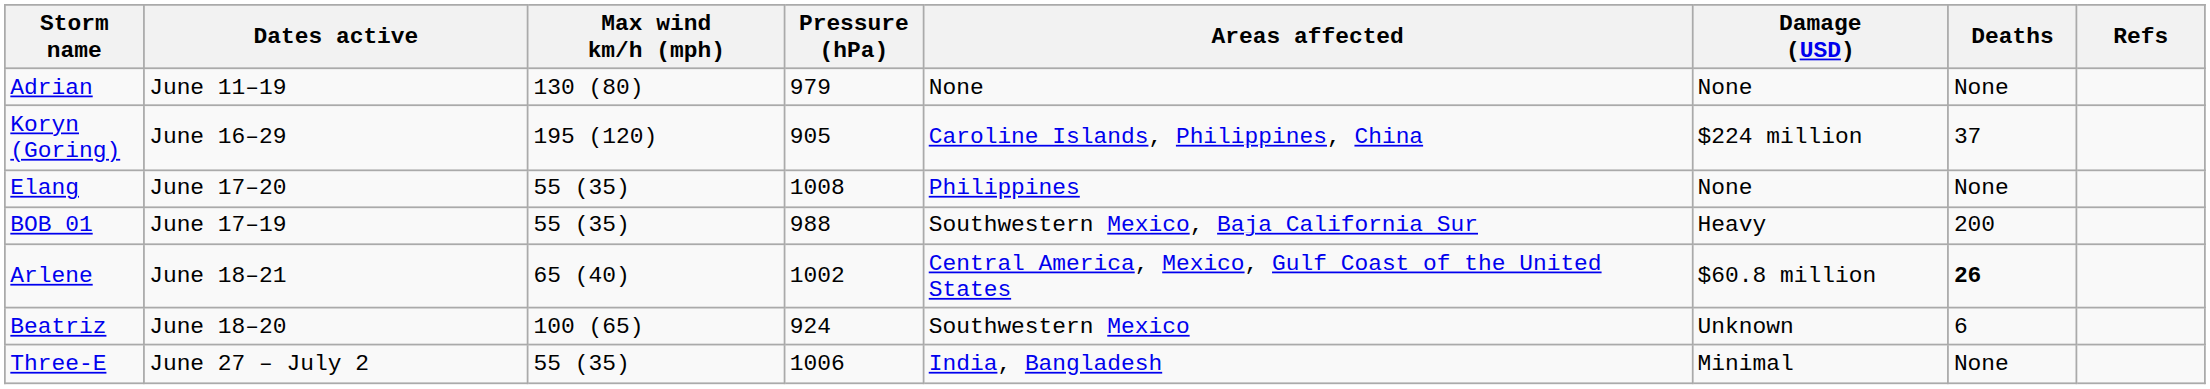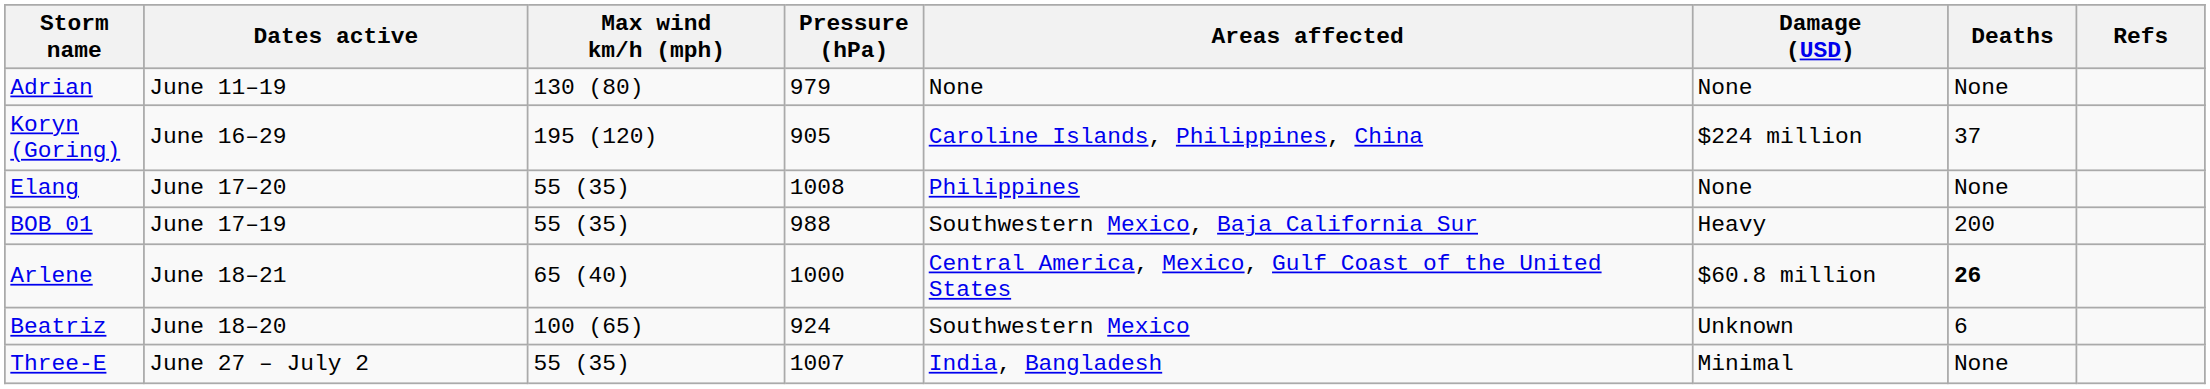(817, 276) 1002 -> (817, 276) 1000
(817, 364) 1006 -> (817, 364) 1007
